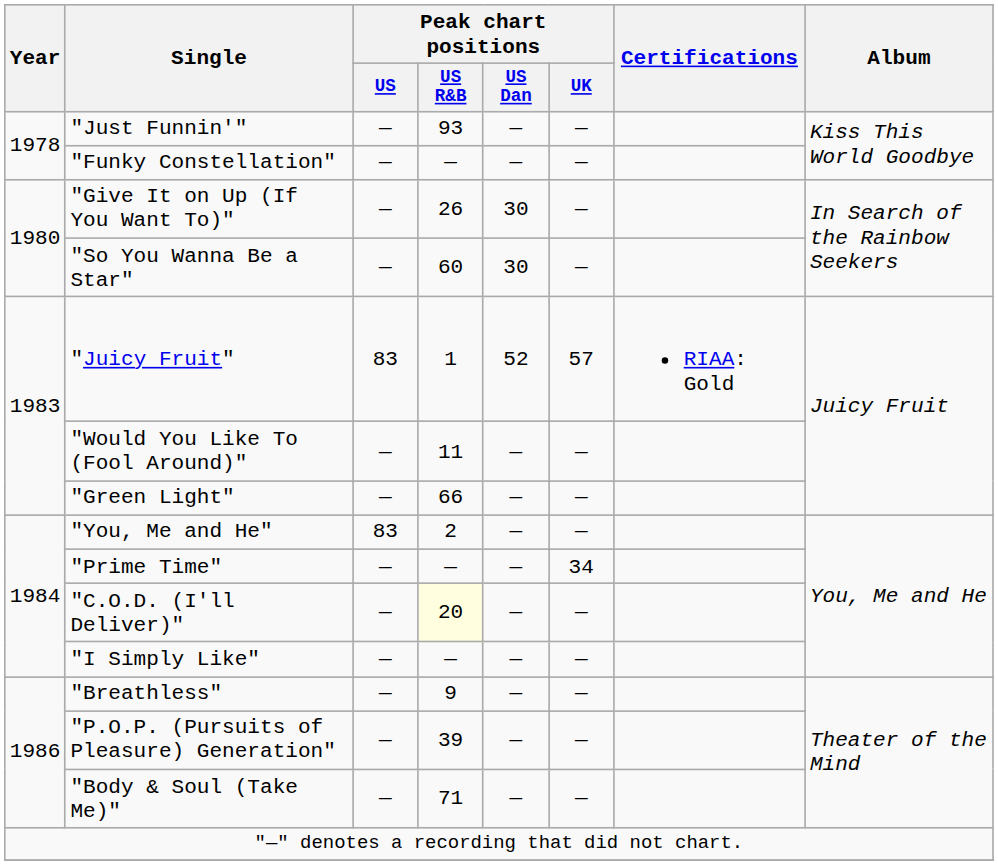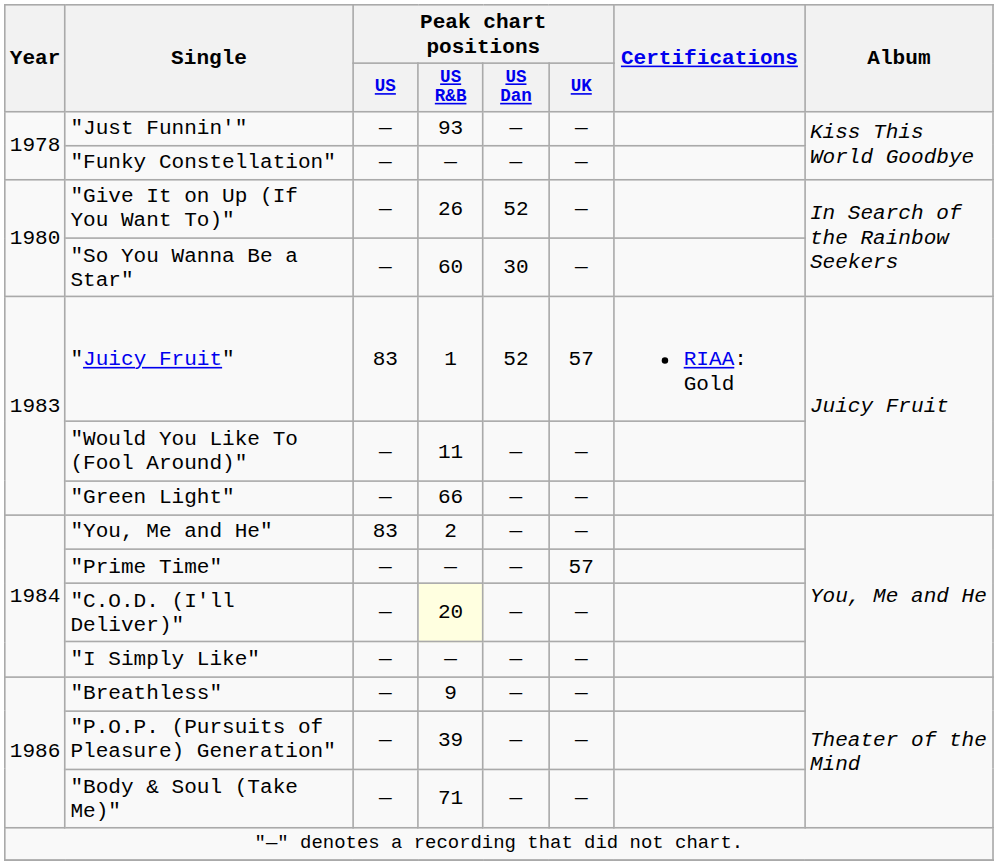(516, 209) 30 -> (516, 209) 52
(581, 566) 34 -> (581, 566) 57
